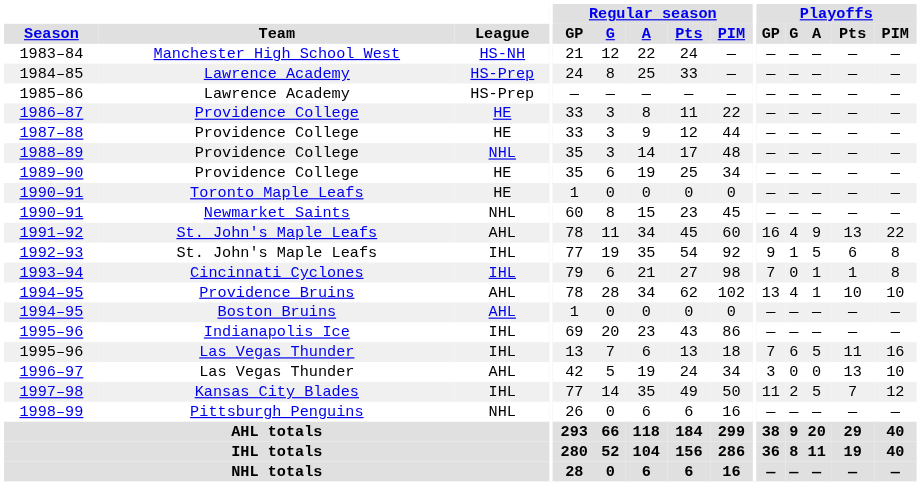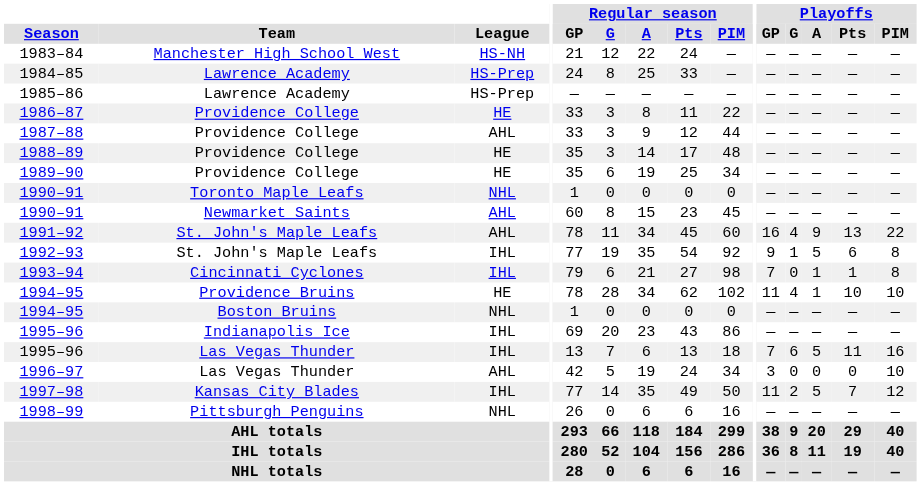(502, 133) HE -> (502, 133) AHL
(502, 153) NHL -> (502, 153) HE
(502, 193) HE -> (502, 193) NHL
(502, 213) NHL -> (502, 213) AHL
(502, 292) AHL -> (502, 292) HE
(771, 292) 13 -> (771, 292) 11
(502, 312) AHL -> (502, 312) NHL
(853, 372) 13 -> (853, 372) 0
